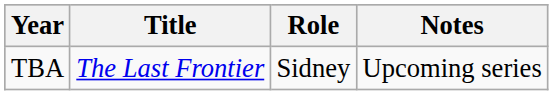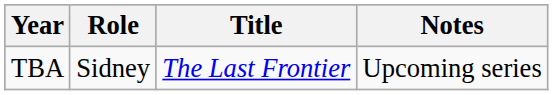columns swapped: (170, 25) <-> (313, 25)
